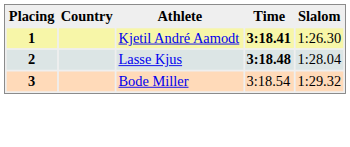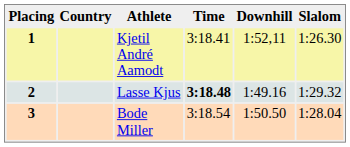+ column: (264, 16)
(269, 38) bold -> (208, 38) normal
(319, 59) 1:28.04 -> (320, 92) 1:29.32
(319, 81) 1:29.32 -> (320, 113) 1:28.04
